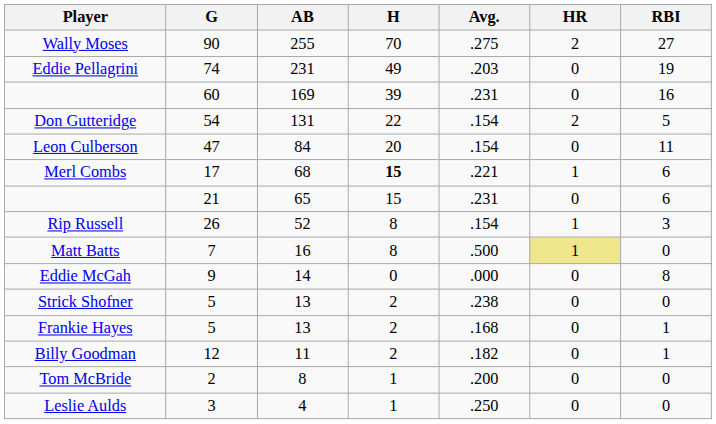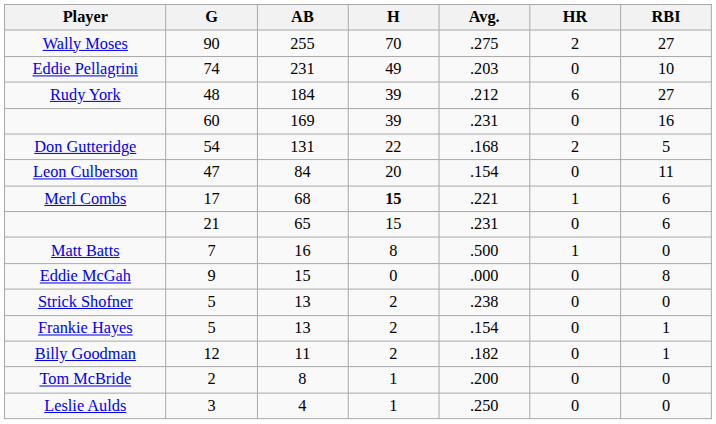(666, 69) 19 -> (666, 69) 10
+ row: (85, 95)
(484, 120) .154 -> (484, 146) .168
- row: (85, 224)
(575, 250) khaki background -> (575, 250) no background
(302, 276) 14 -> (302, 276) 15
(484, 328) .168 -> (484, 328) .154
